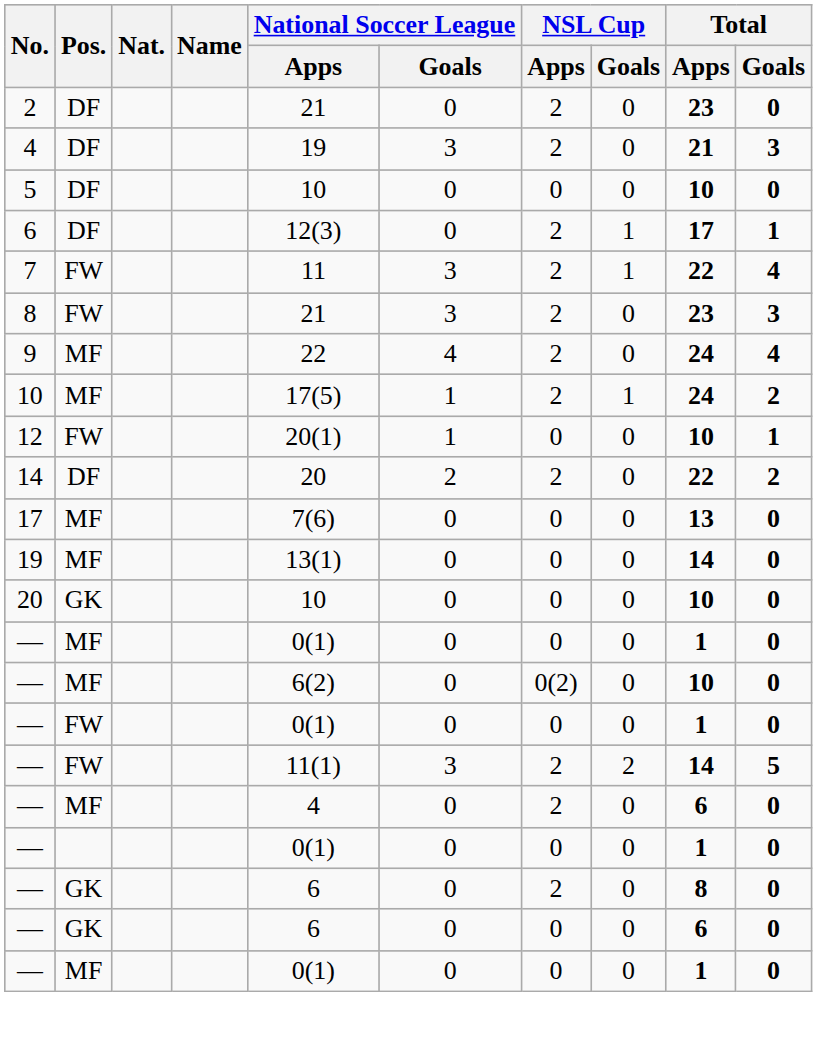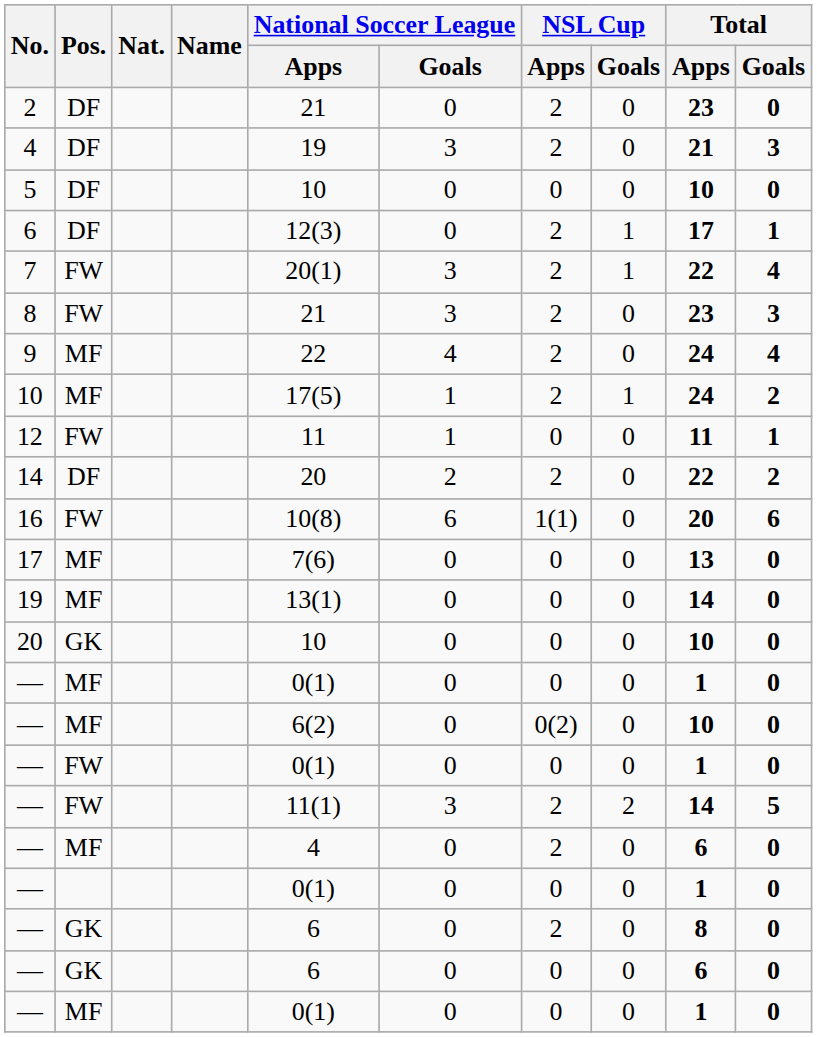(313, 271) 11 -> (313, 271) 20(1)
(313, 436) 20(1) -> (313, 436) 11
(701, 436) 10 -> (701, 436) 11
+ row: (30, 518)
